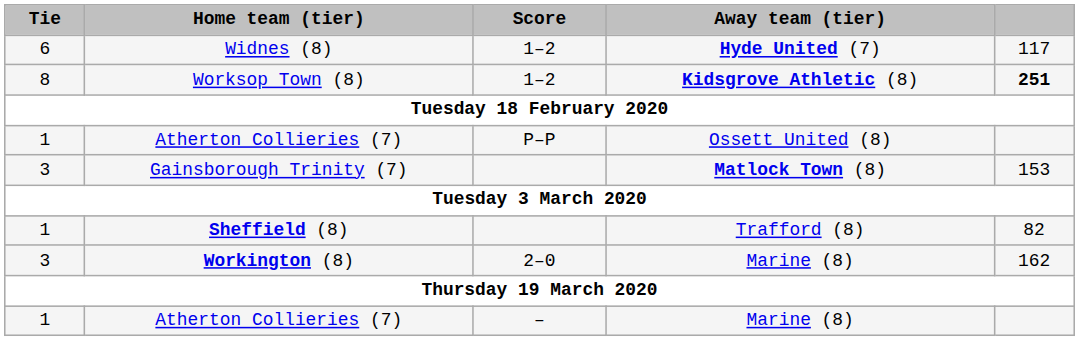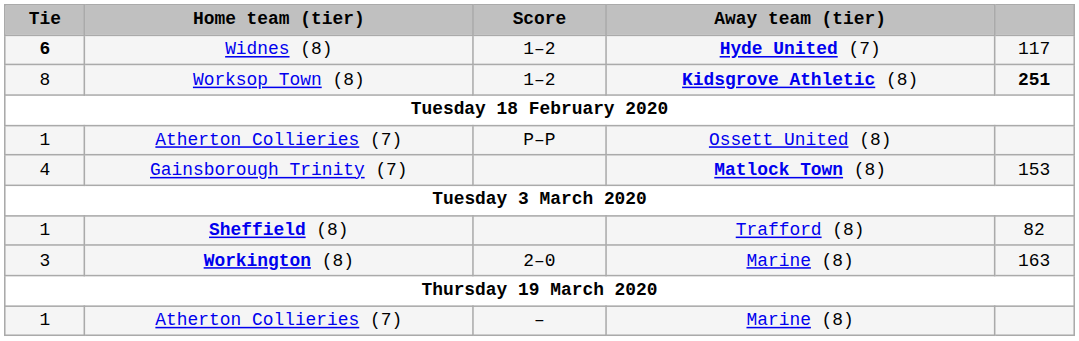(45, 50) normal -> (45, 50) bold
(45, 170) 3 -> (45, 170) 4
(1034, 260) 162 -> (1034, 260) 163
